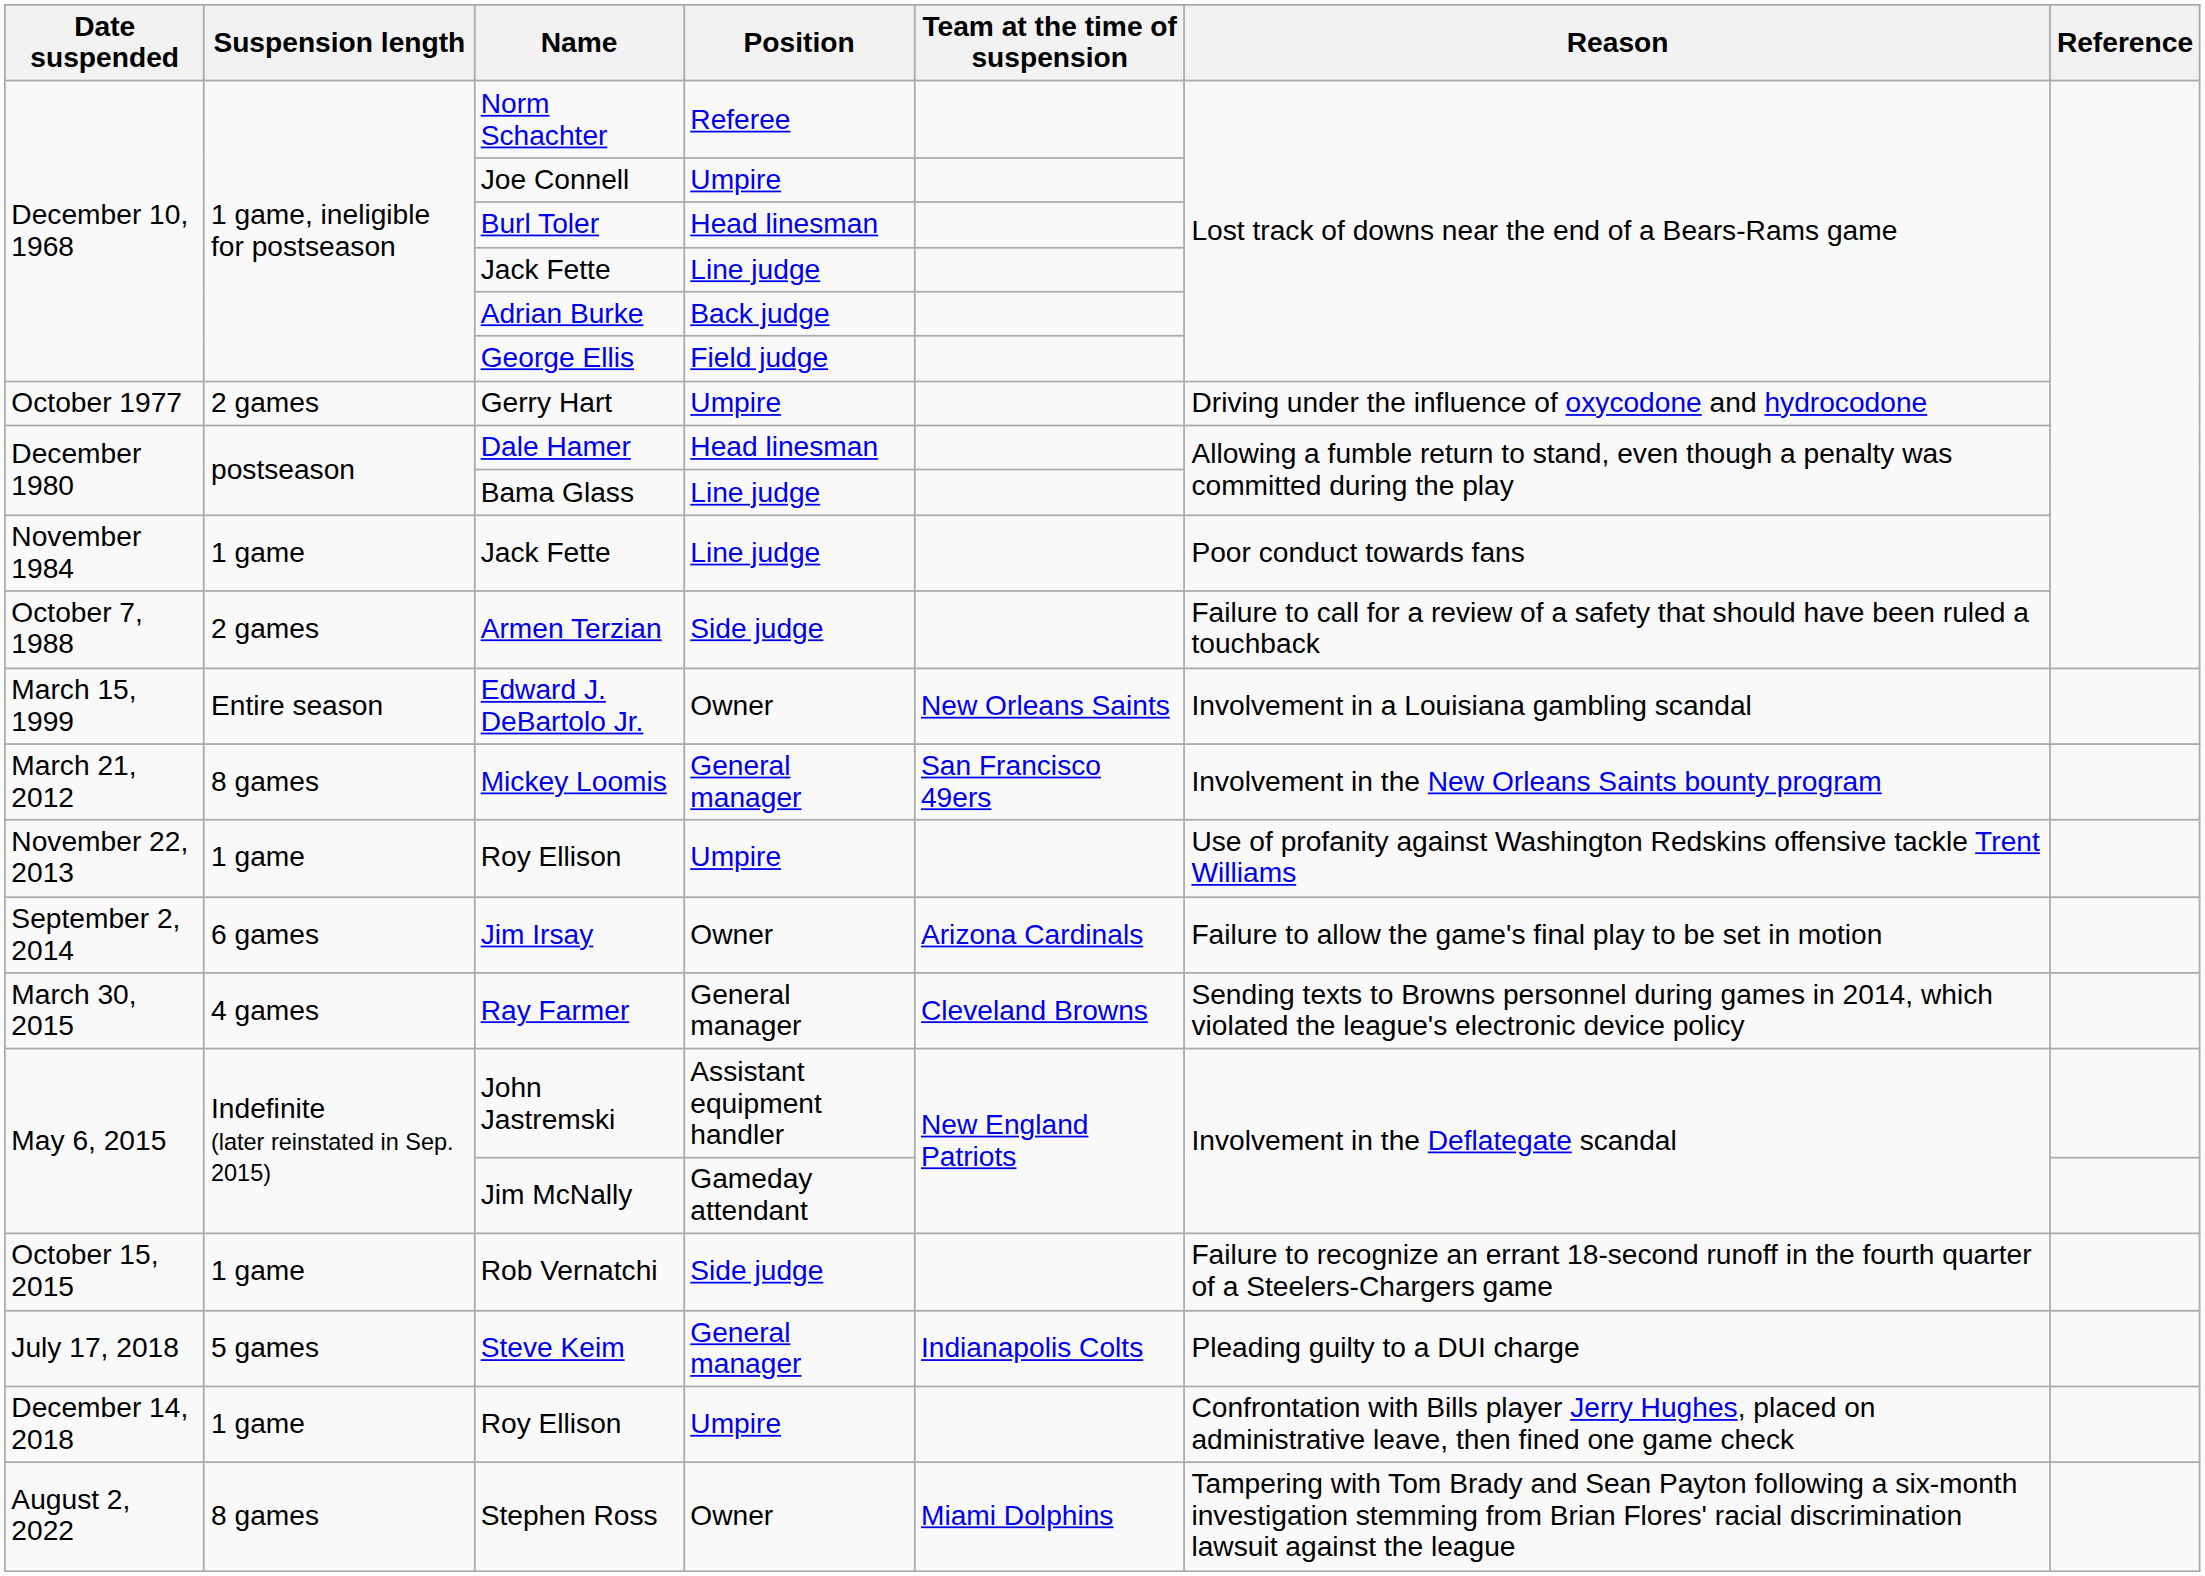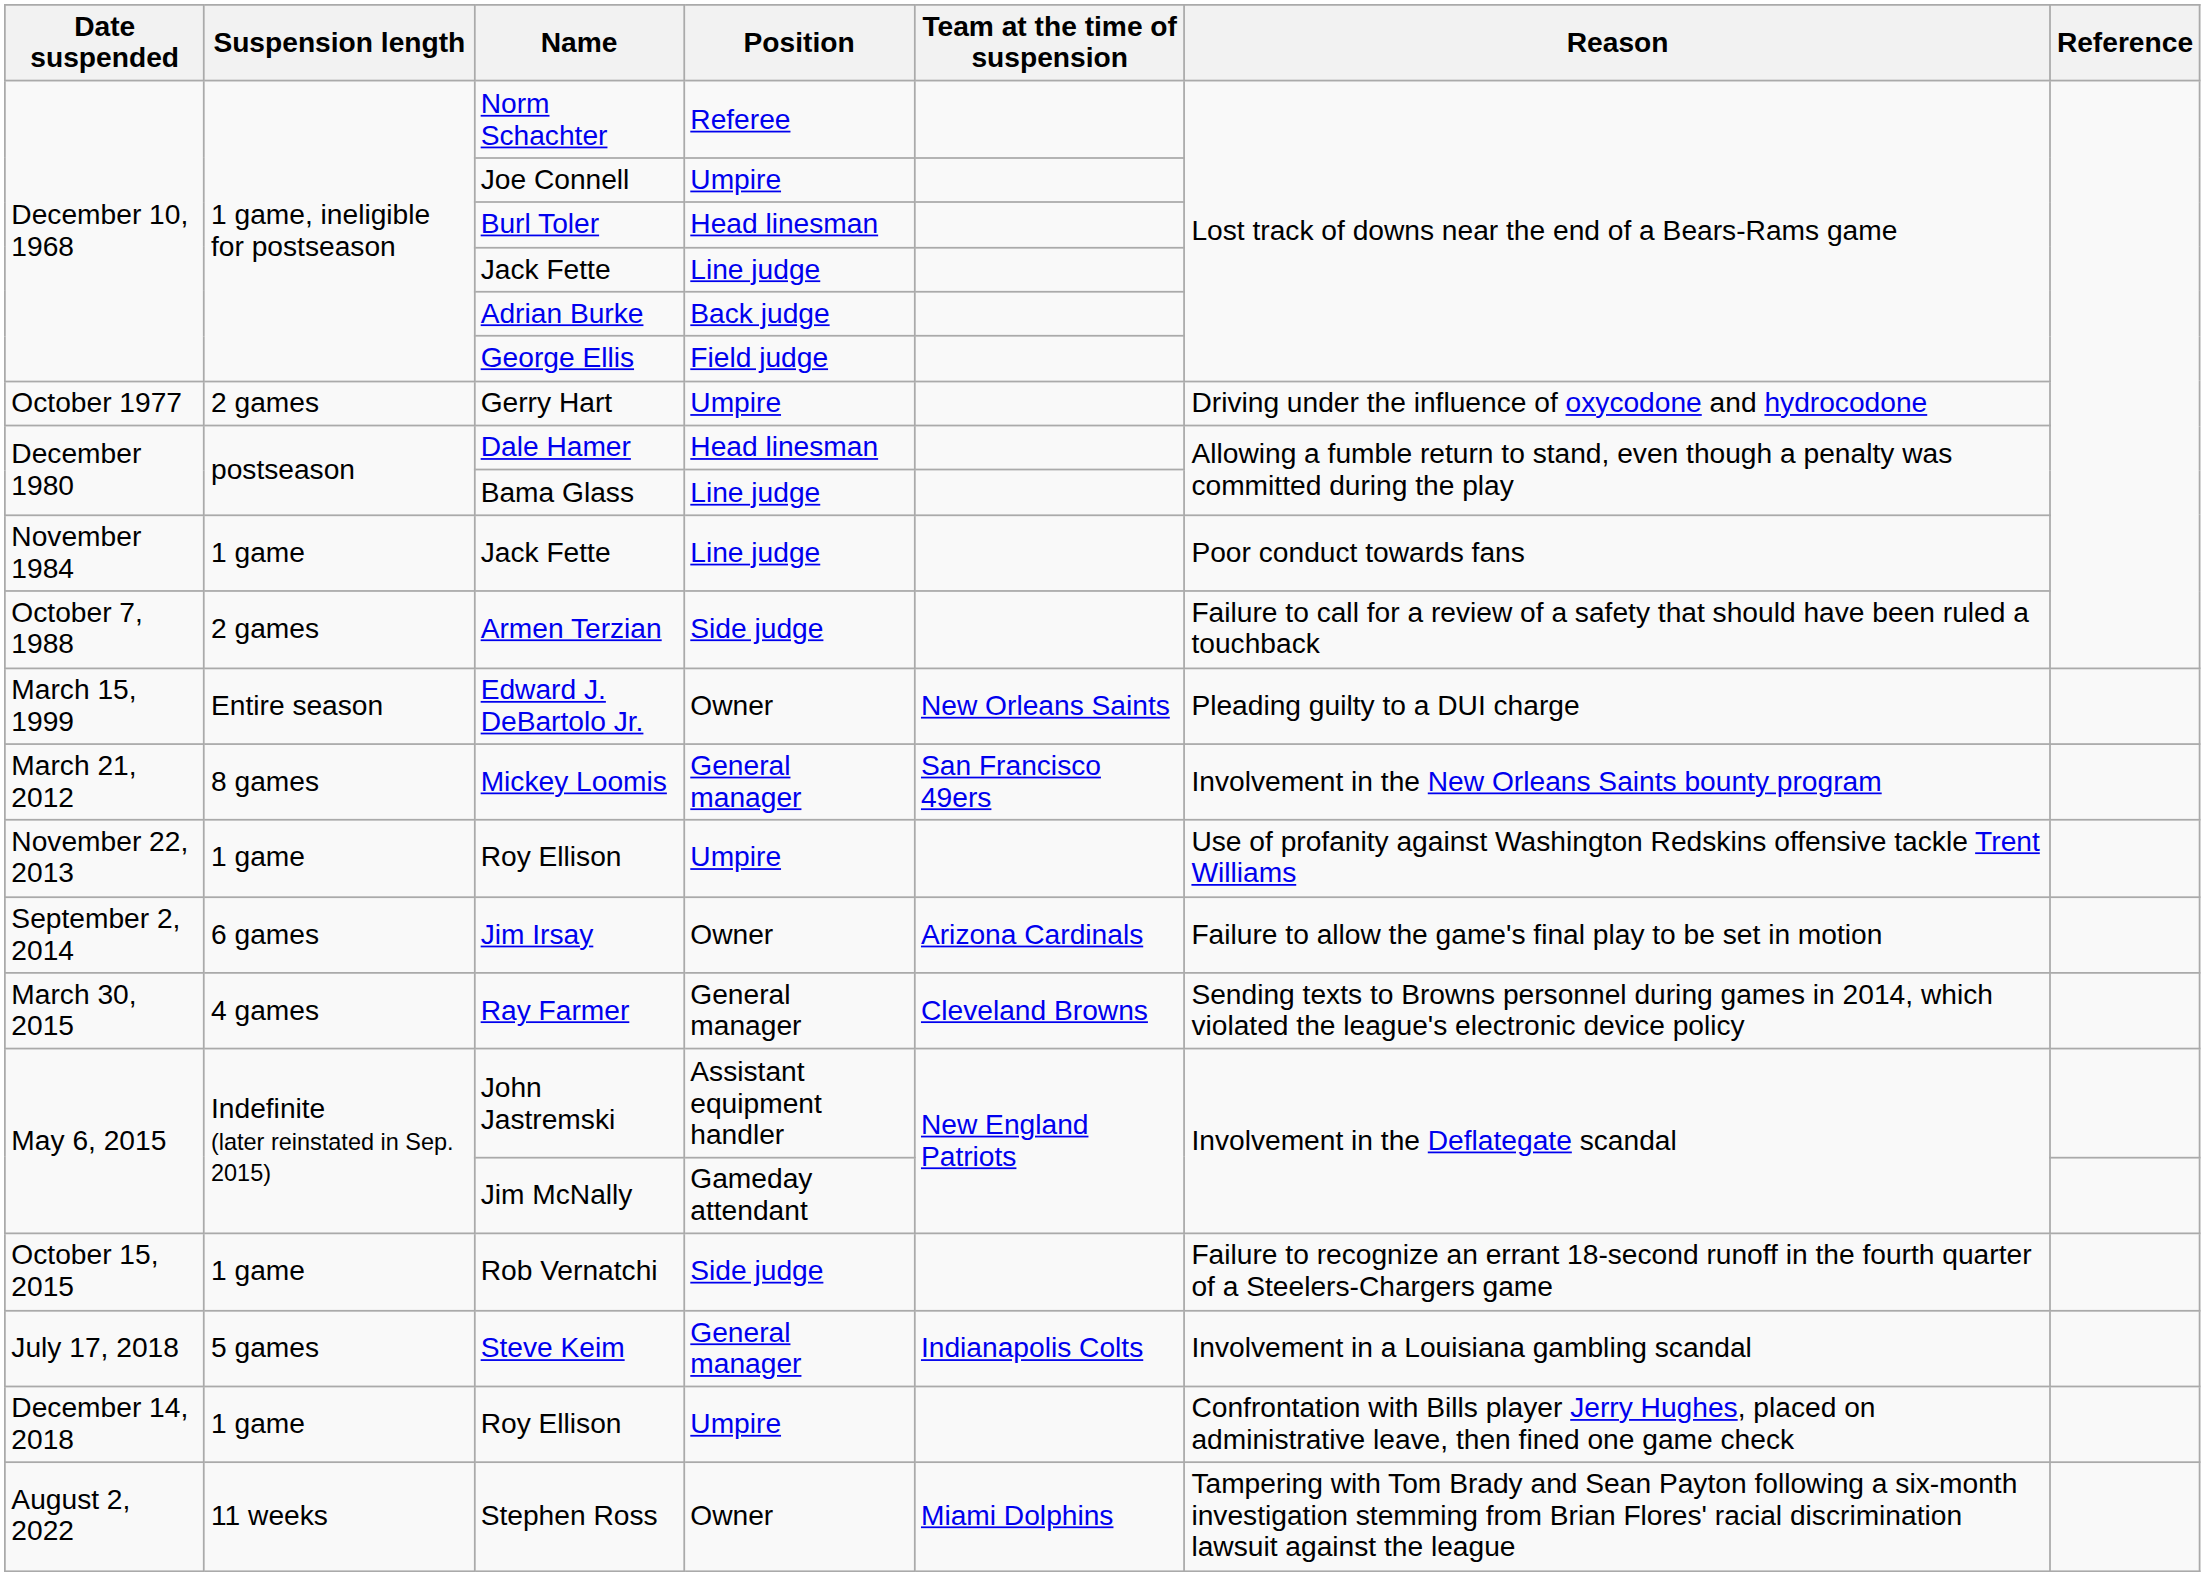(1472, 705) Involvement in a Louisiana gambling scandal -> (1386, 705) Pleading guilty to a DUI charge
(1386, 1347) Pleading guilty to a DUI charge -> (1472, 1347) Involvement in a Louisiana gambling scandal
(265, 1516) 8 games -> (269, 1516) 11 weeks
